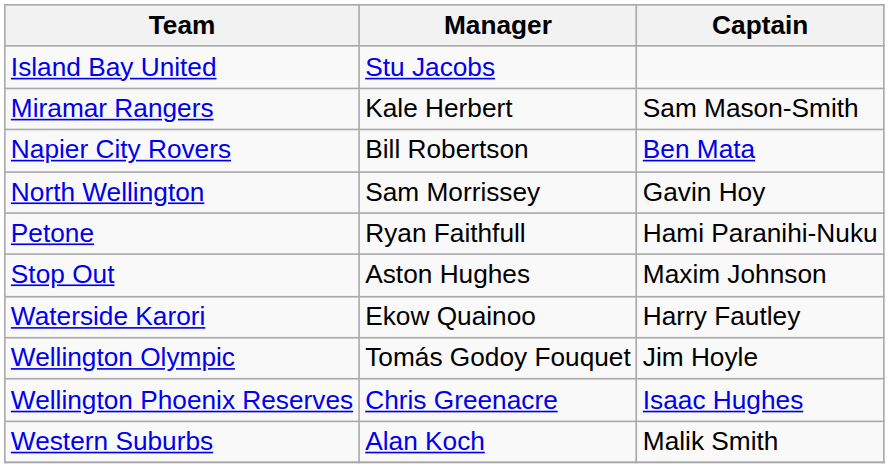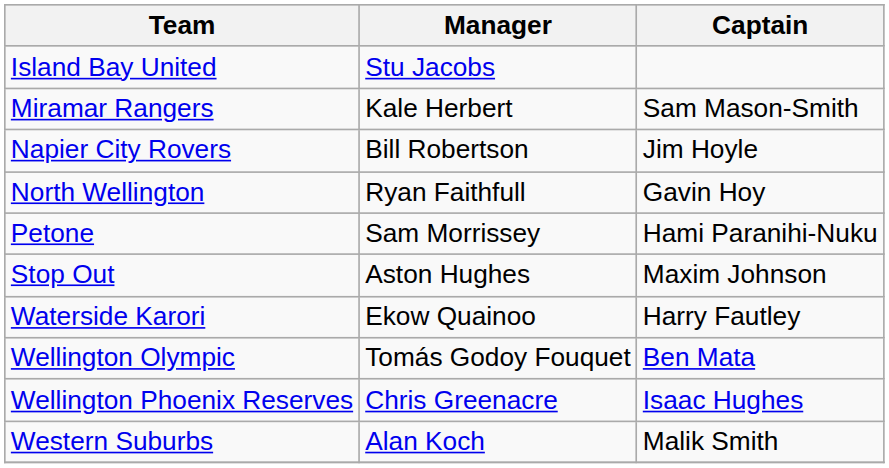(699, 150) Ben Mata -> (700, 150) Jim Hoyle
(453, 191) Sam Morrissey -> (445, 191) Ryan Faithfull
(445, 233) Ryan Faithfull -> (453, 233) Sam Morrissey
(700, 358) Jim Hoyle -> (699, 358) Ben Mata
